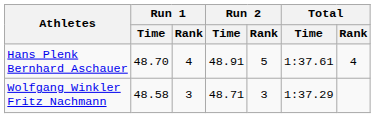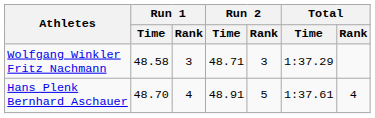rows swapped: (64, 95) <-> (68, 61)
